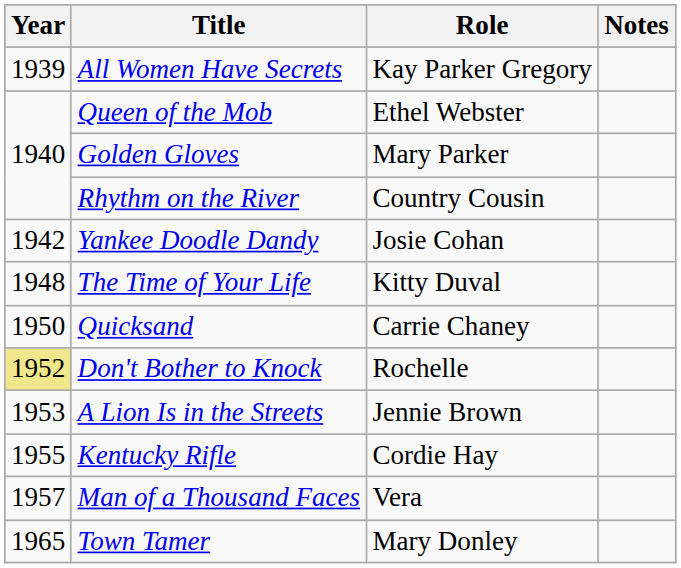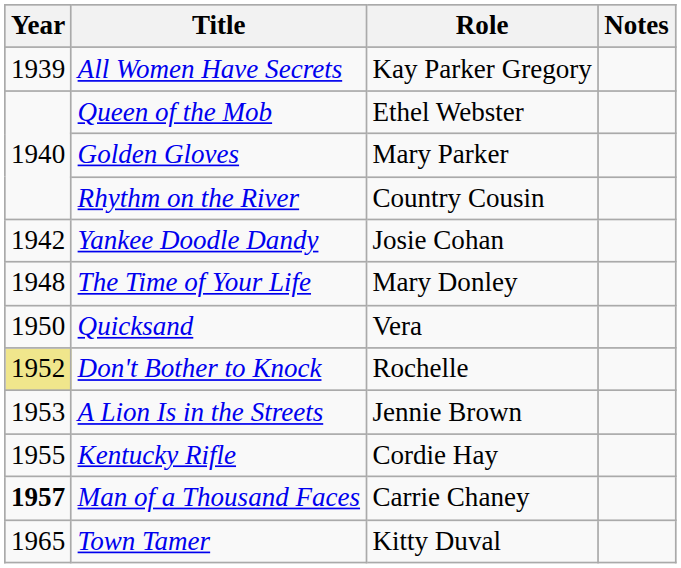(437, 283) Kitty Duval -> (445, 283) Mary Donley
(451, 326) Carrie Chaney -> (397, 326) Vera
(38, 497) normal -> (38, 497) bold
(397, 497) Vera -> (451, 497) Carrie Chaney
(445, 540) Mary Donley -> (437, 540) Kitty Duval
